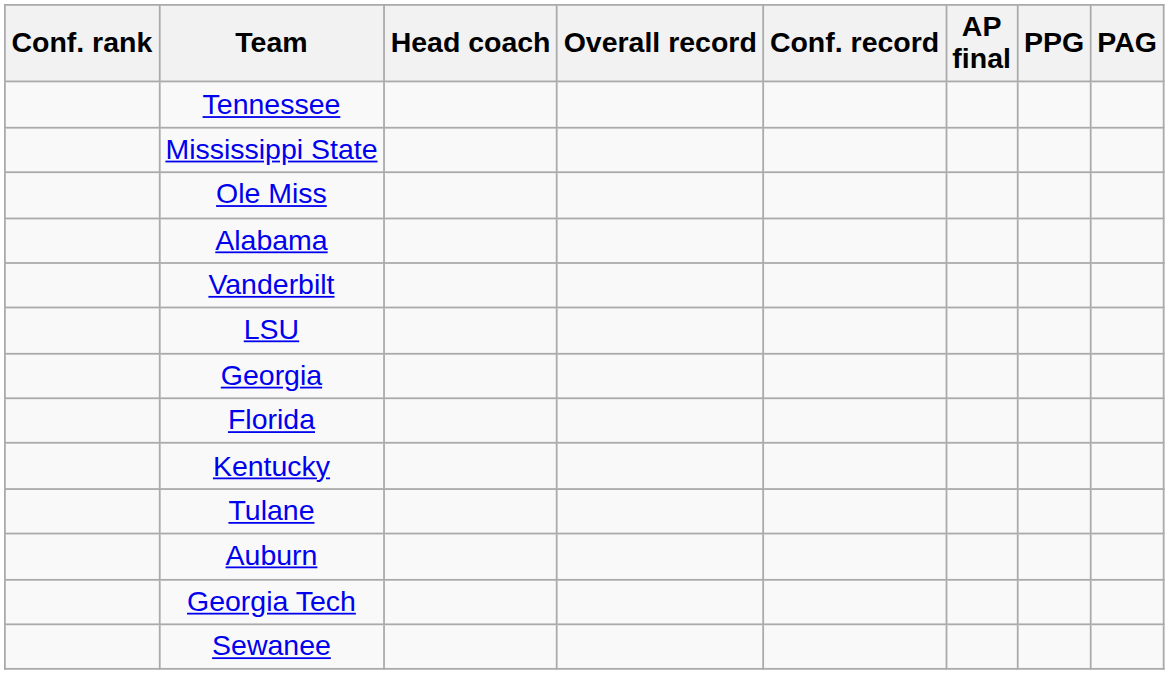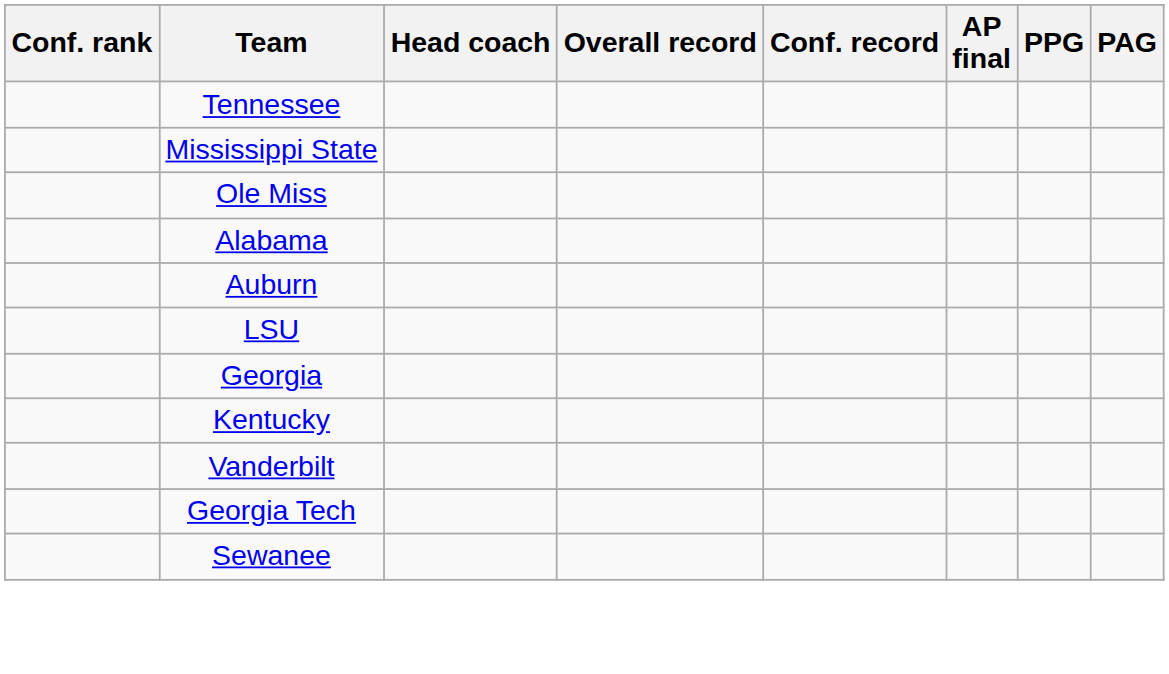rows swapped: (271, 555) <-> (271, 284)
- row: (271, 420)
- row: (271, 510)
